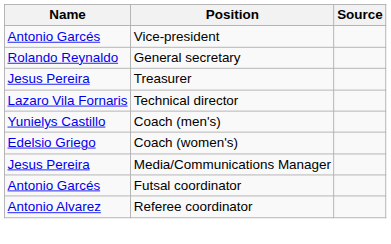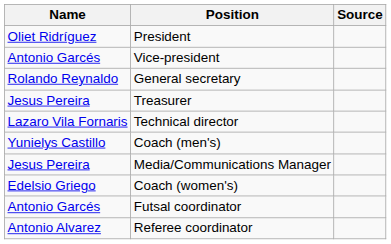+ row: (162, 36)
rows swapped: (186, 143) <-> (232, 164)
